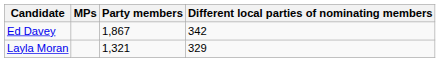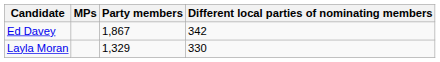(116, 48) 1,321 -> (116, 48) 1,329
(197, 48) 329 -> (197, 48) 330
